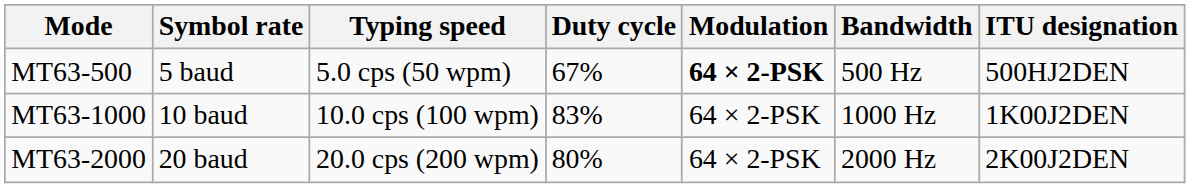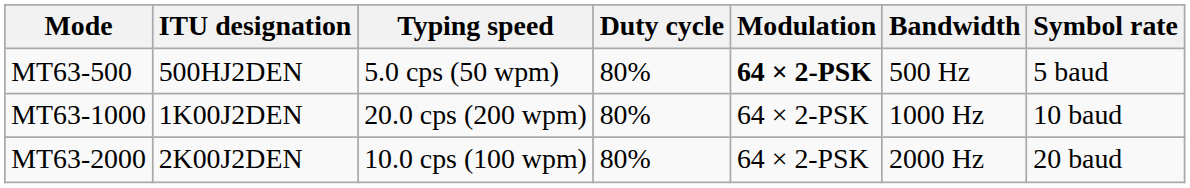columns swapped: (231, 26) <-> (1082, 26)
(577, 70) 67% -> (625, 70) 80%
(427, 114) 10.0 cps (100 wpm) -> (475, 114) 20.0 cps (200 wpm)
(577, 114) 83% -> (625, 114) 80%
(427, 159) 20.0 cps (200 wpm) -> (475, 159) 10.0 cps (100 wpm)
